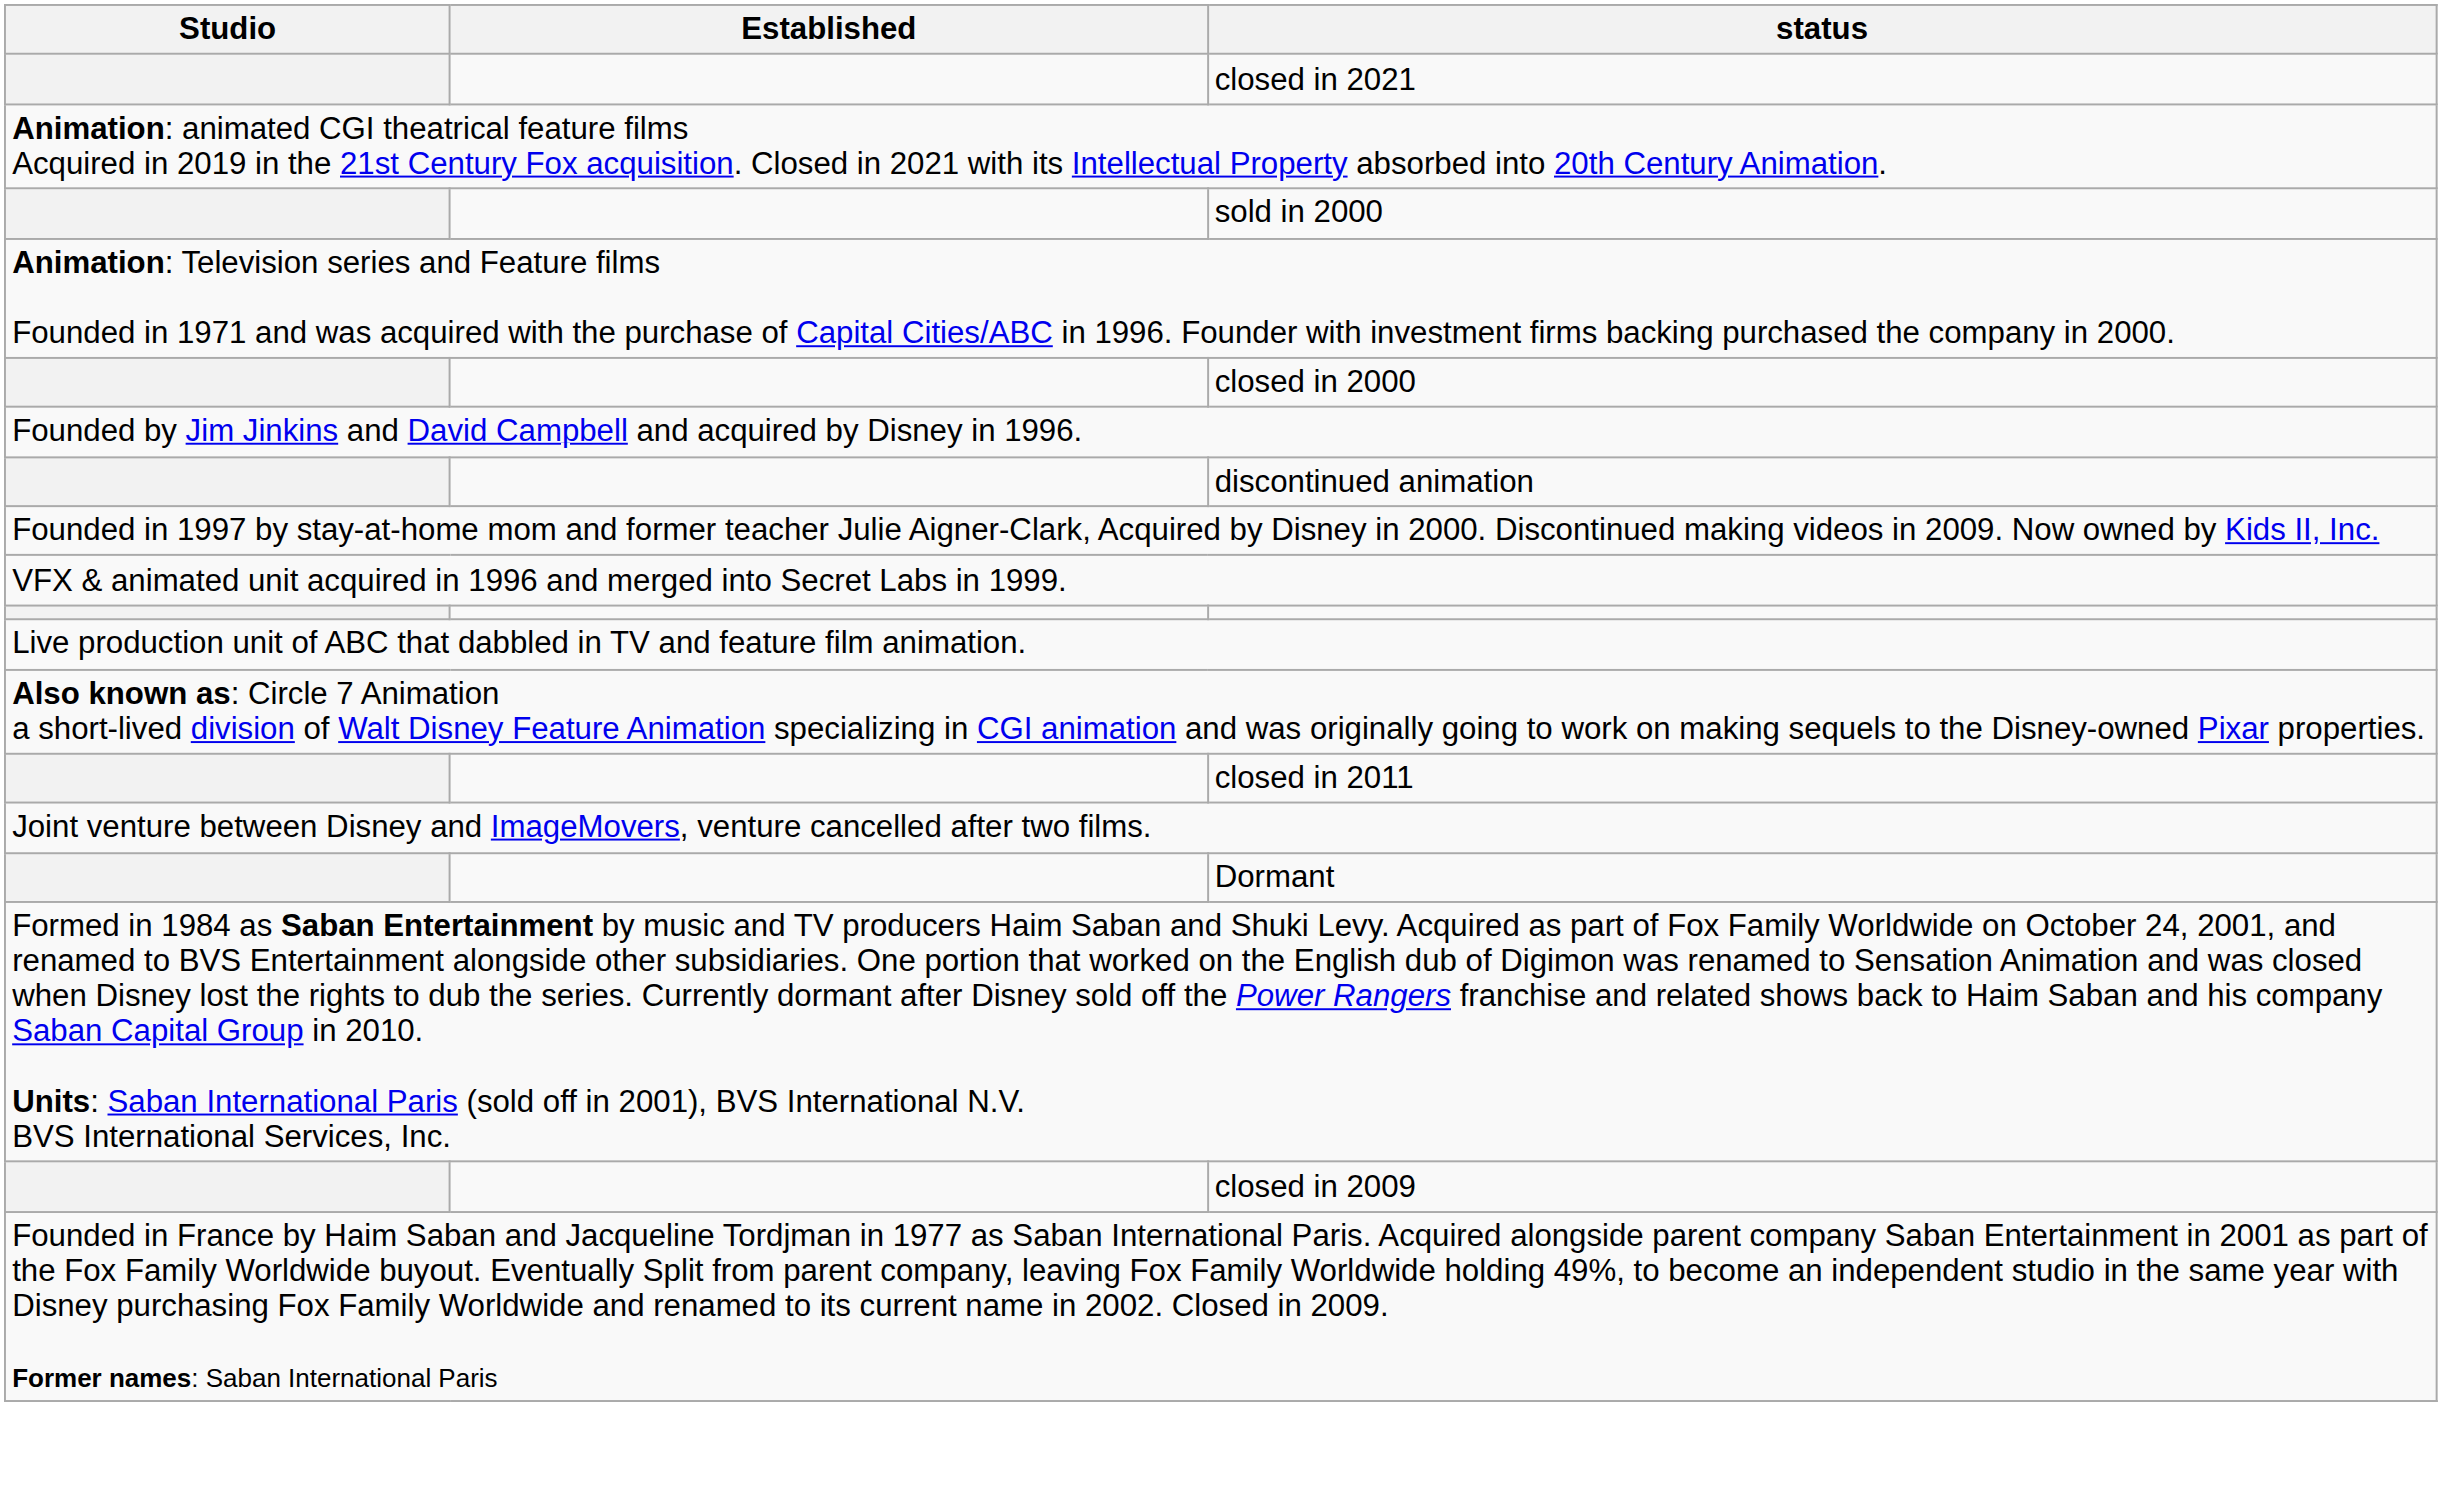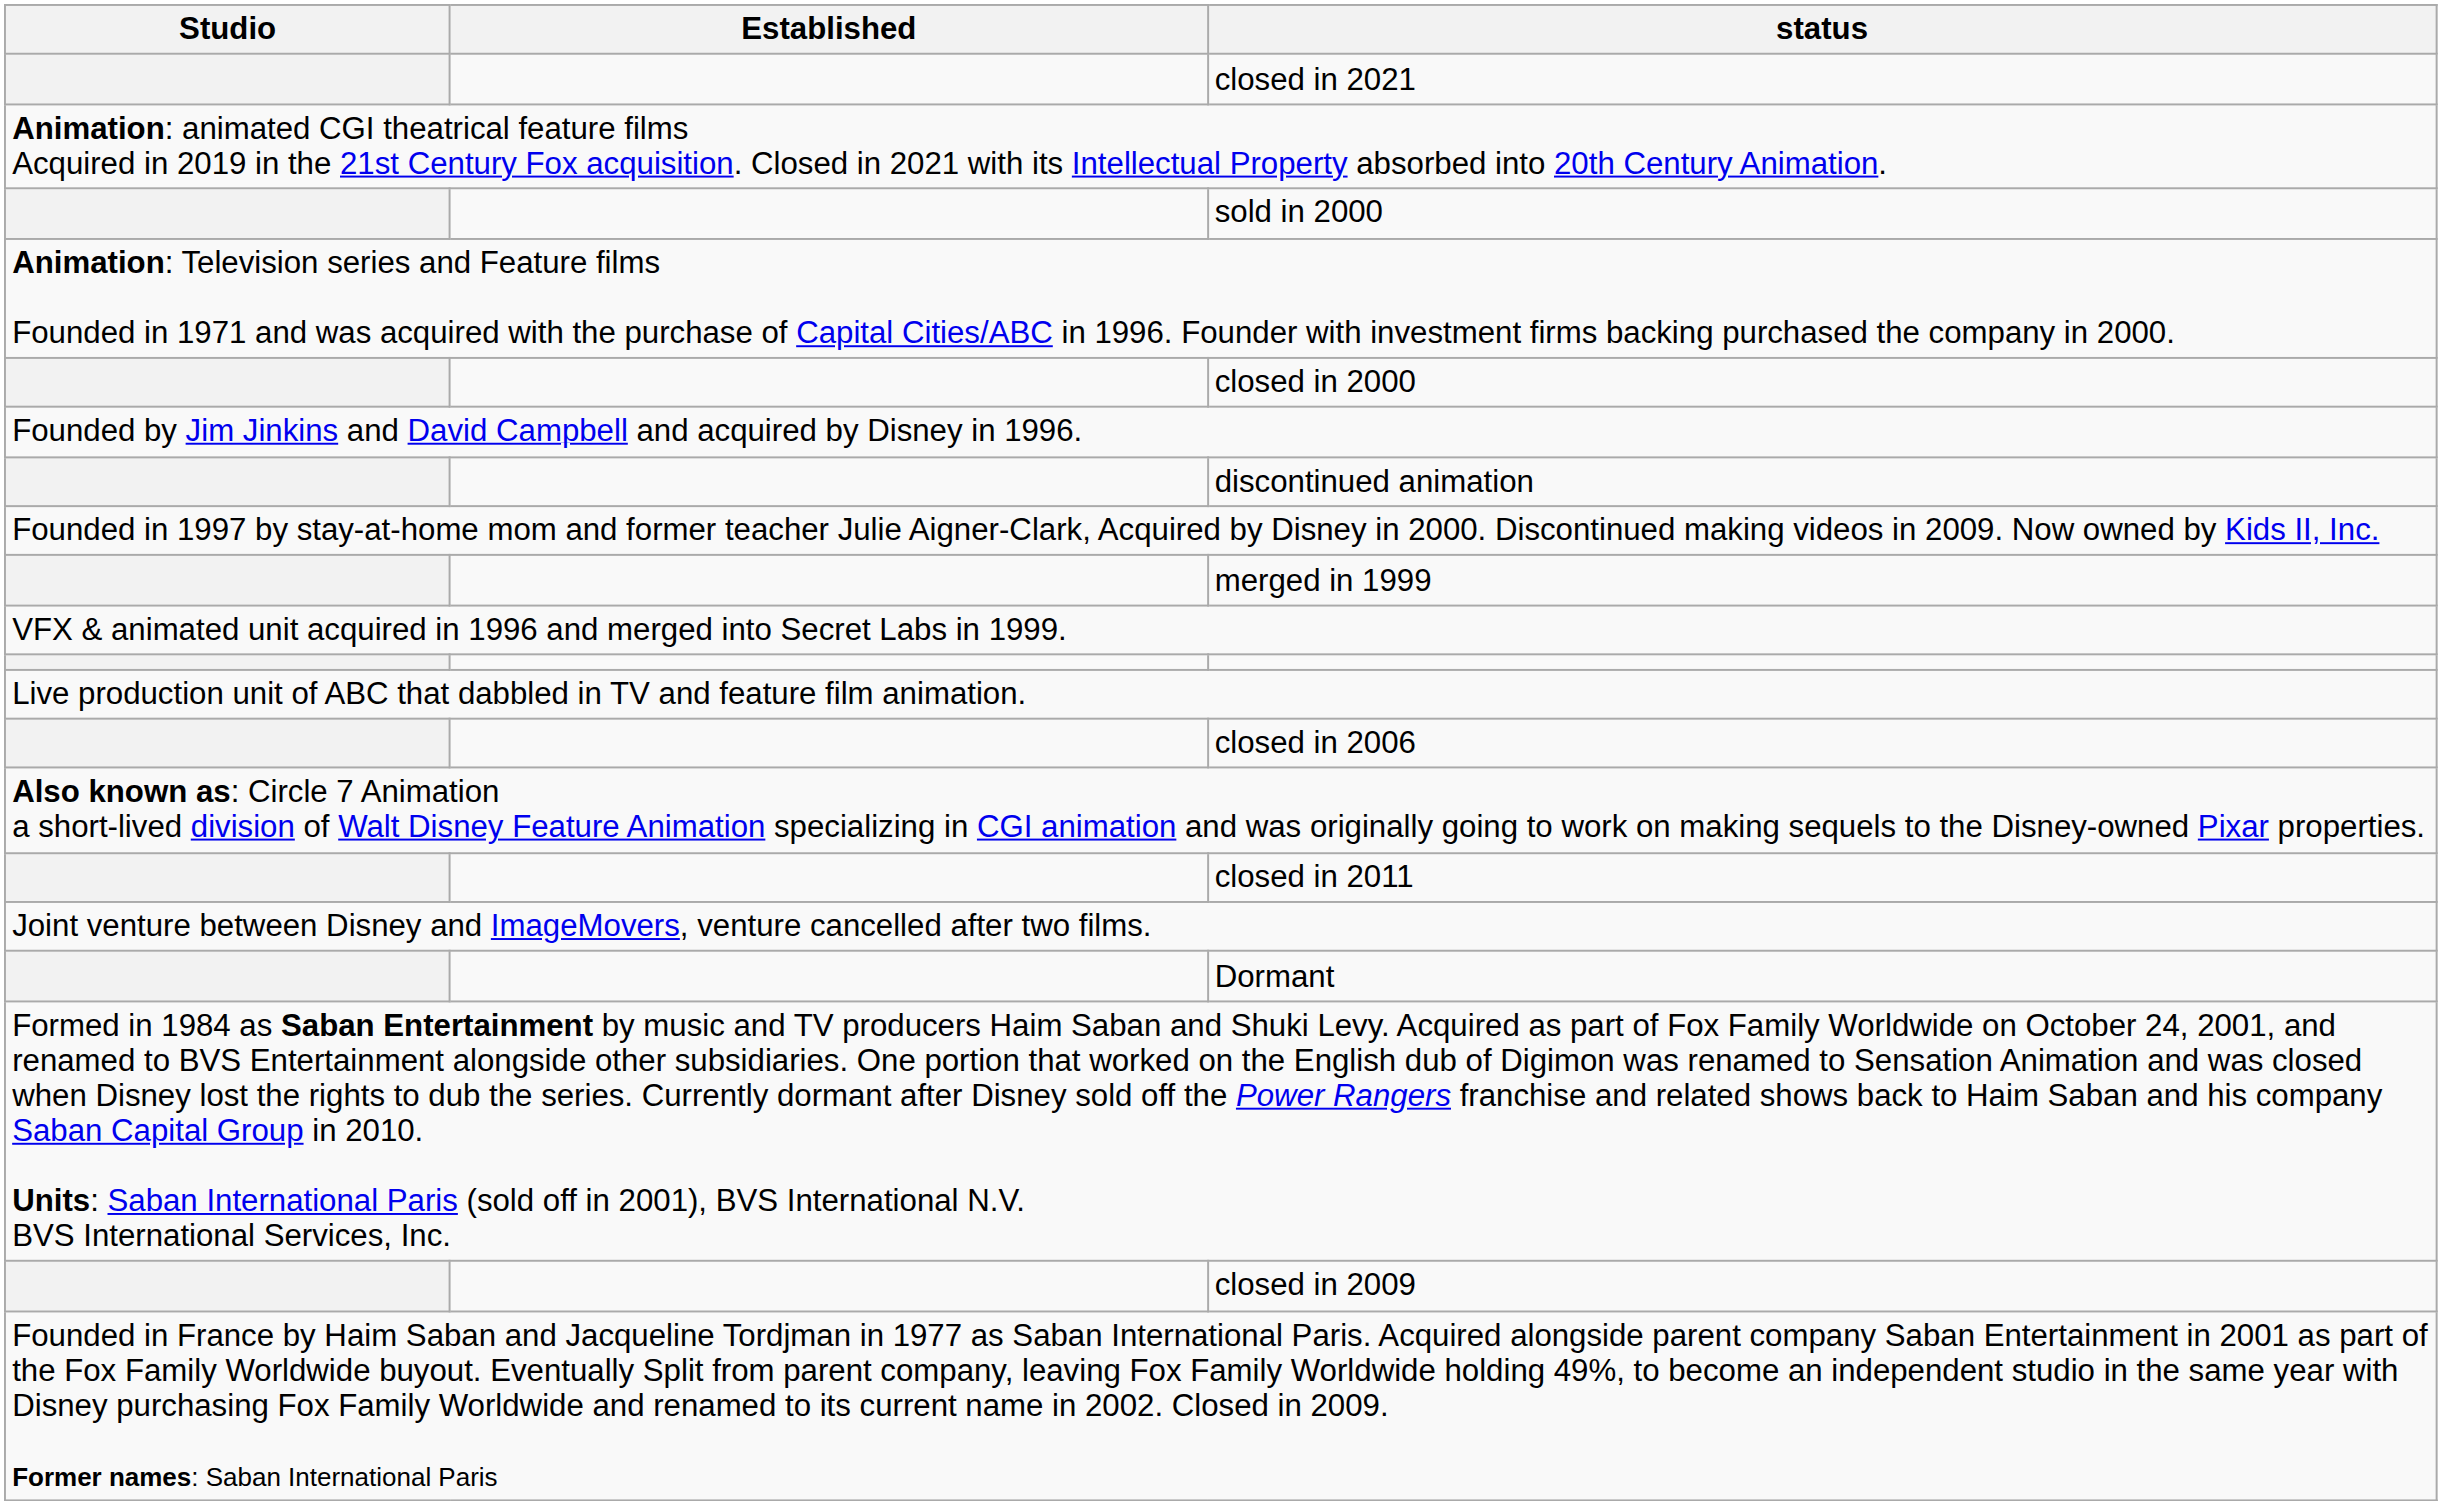+ row: (228, 580)
+ row: (228, 743)
